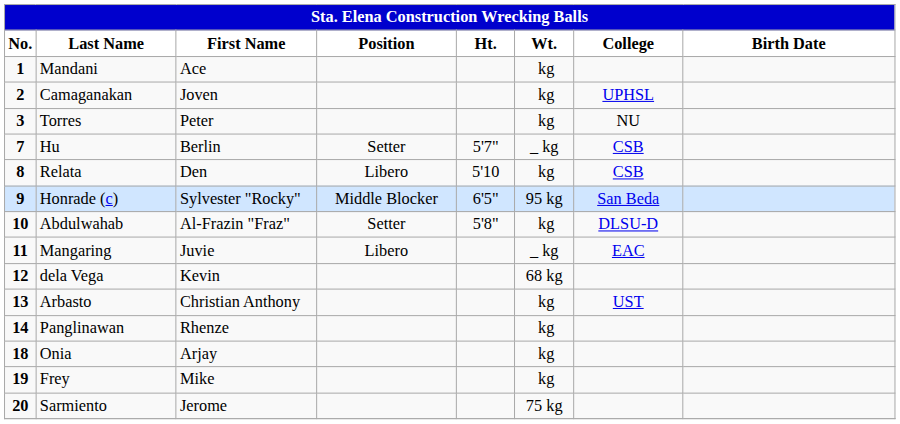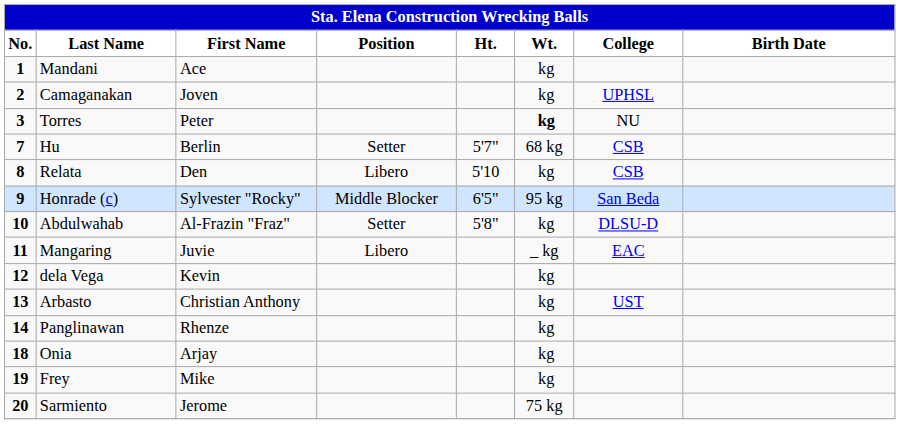(544, 120) normal -> (544, 120) bold
(544, 146) _ kg -> (544, 146) 68 kg
(544, 276) 68 kg -> (544, 276) kg
